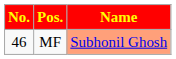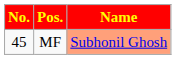(19, 41) 46 -> (19, 41) 45
